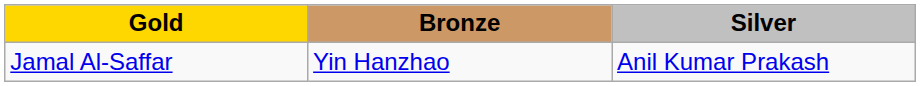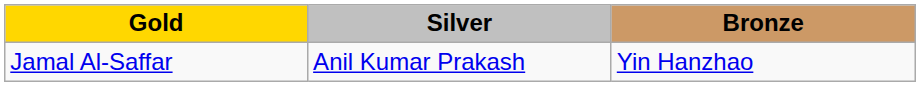columns swapped: (763, 23) <-> (460, 23)
